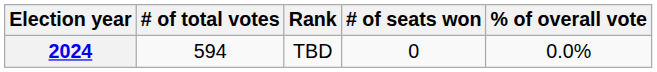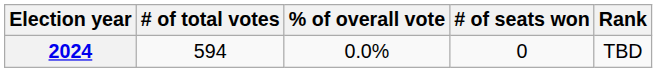columns swapped: (569, 20) <-> (313, 20)
